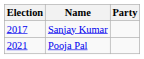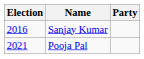(17, 29) 2017 -> (17, 29) 2016
